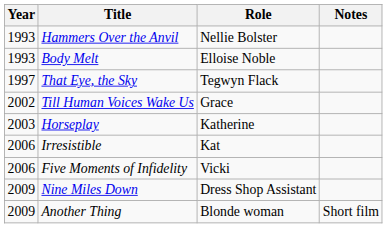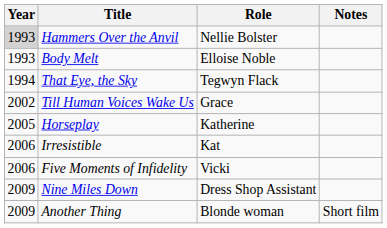(21, 37) no background -> (21, 37) lightgrey background
(21, 80) 1997 -> (21, 80) 1994
(21, 124) 2003 -> (21, 124) 2005
